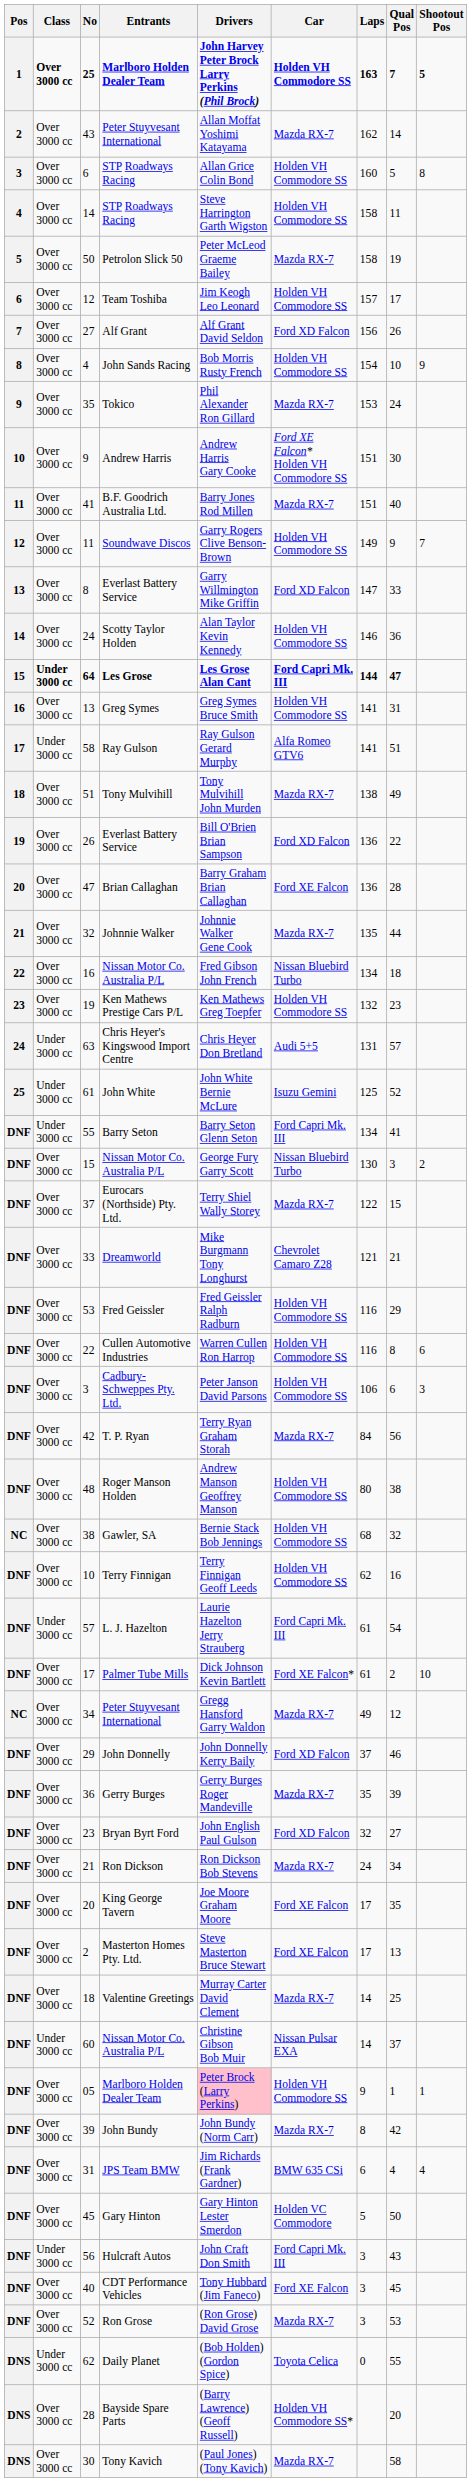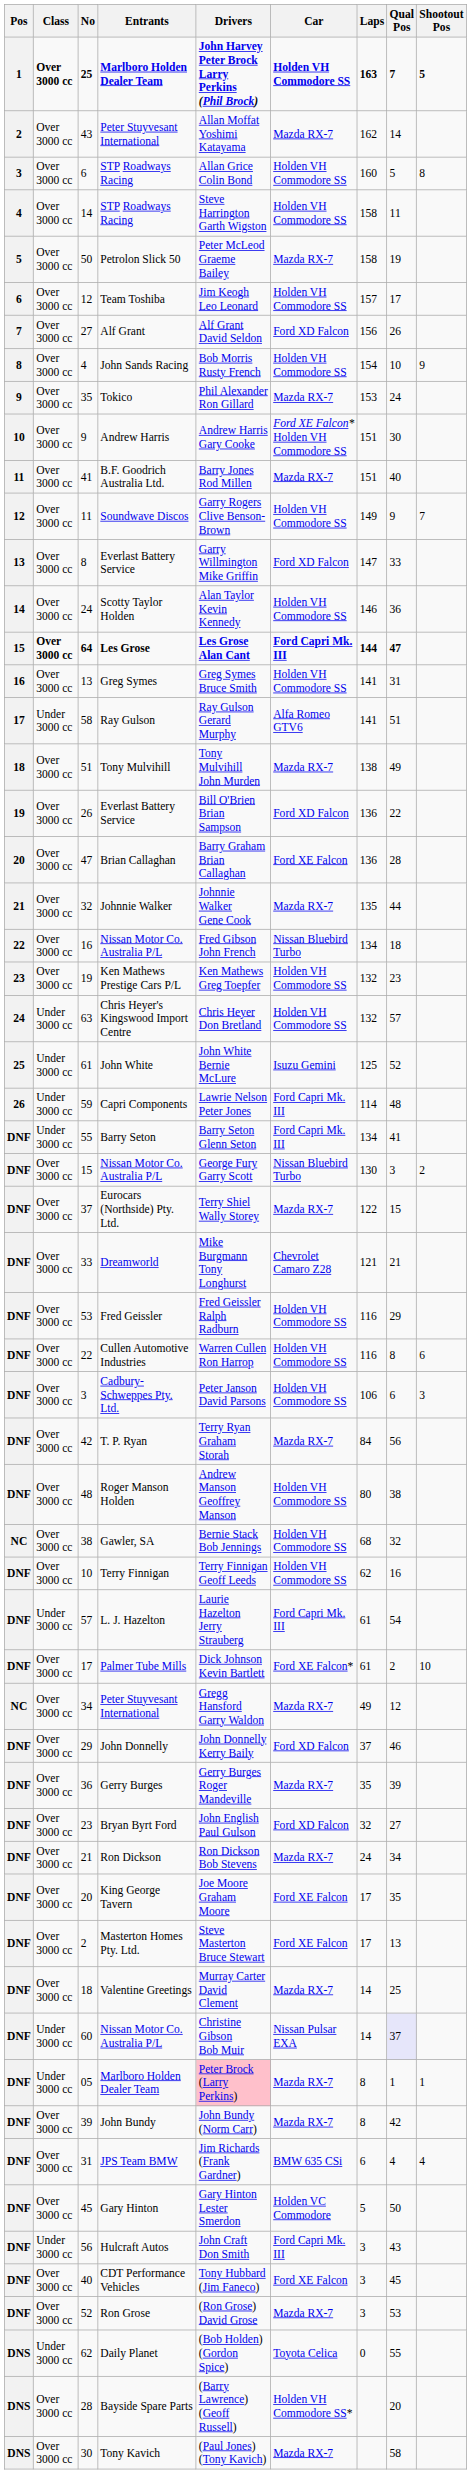(54, 676) Under 3000 cc -> (54, 648) Over 3000 cc
(296, 1045) Audi 5+5 -> (310, 1018) Holden VH Commodore SS
(368, 1045) 131 -> (368, 1018) 132
+ row: (87, 1104)
(395, 2044) no background -> (395, 2036) lavender background
(54, 2091) Over 3000 cc -> (54, 2082) Under 3000 cc
(311, 2091) Holden VH Commodore SS -> (303, 2082) Mazda RX-7
(363, 2091) 9 -> (363, 2082) 8
